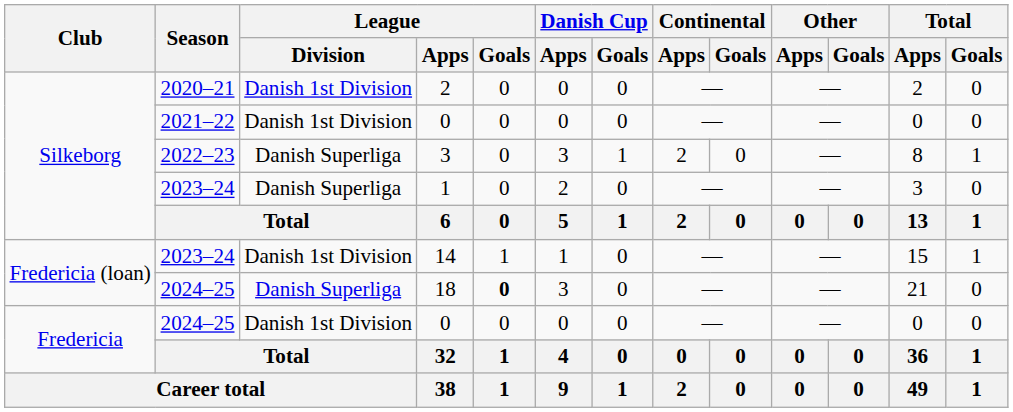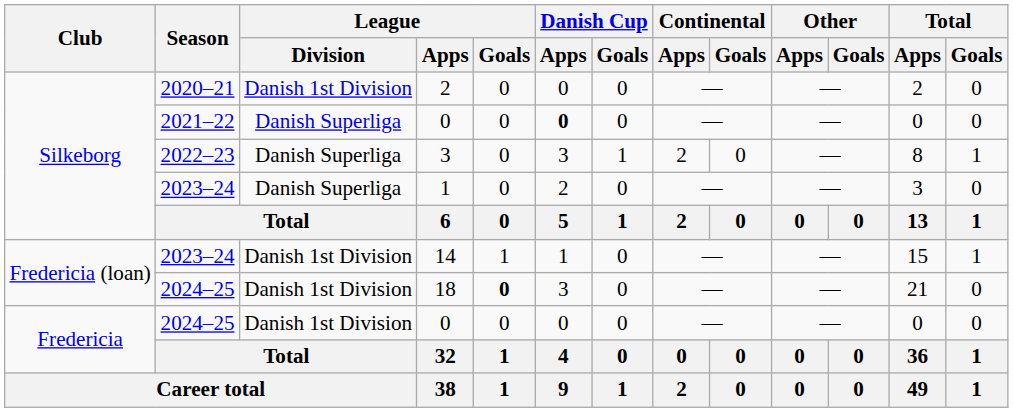(328, 121) Danish 1st Division -> (328, 121) Danish Superliga
(563, 121) normal -> (563, 121) bold
(328, 289) Danish Superliga -> (328, 289) Danish 1st Division
